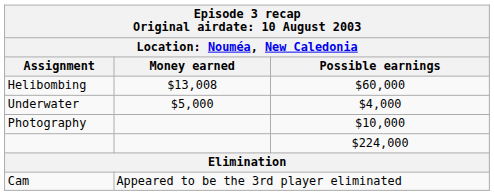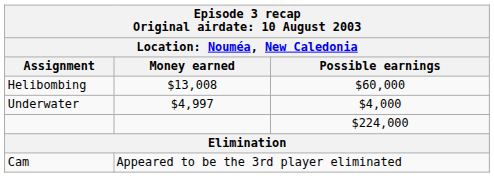(192, 105) $5,000 -> (192, 105) $4,997
- row: (47, 124)
